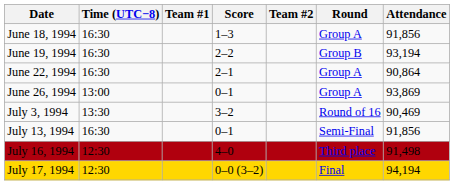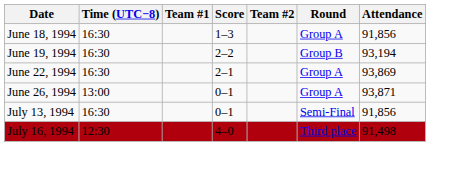(403, 72) 90,864 -> (379, 72) 93,869
(403, 92) 93,869 -> (379, 92) 93,871
- row: (38, 111)
- row: (41, 170)
